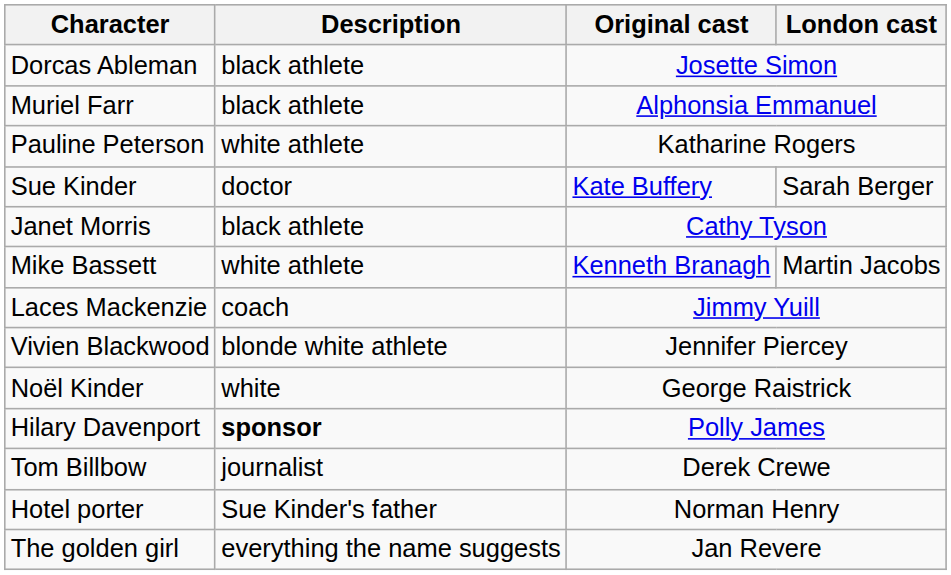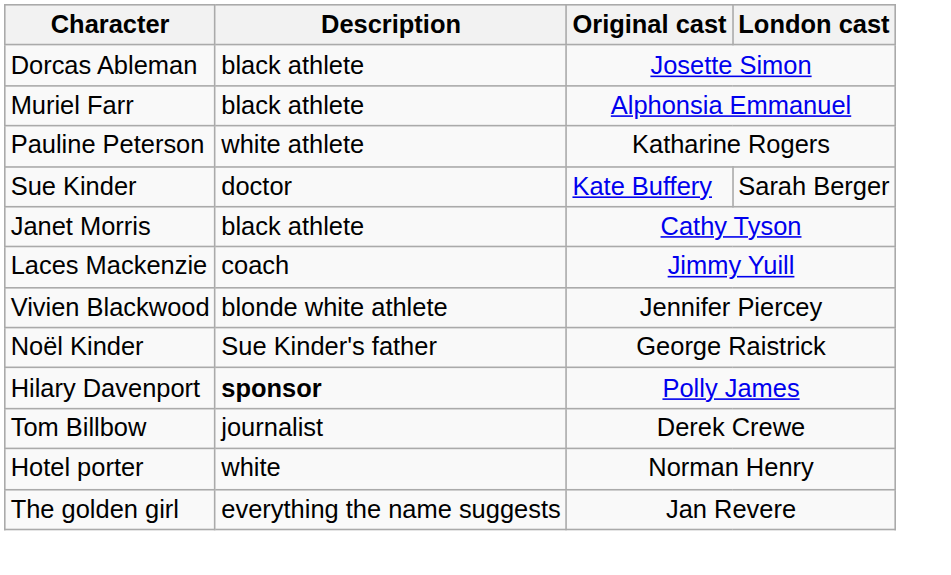- row: (83, 266)
(251, 387) white -> (329, 347) Sue Kinder's father
(329, 508) Sue Kinder's father -> (251, 468) white
